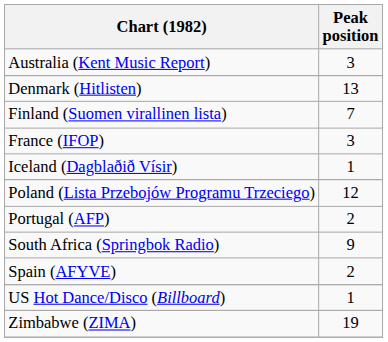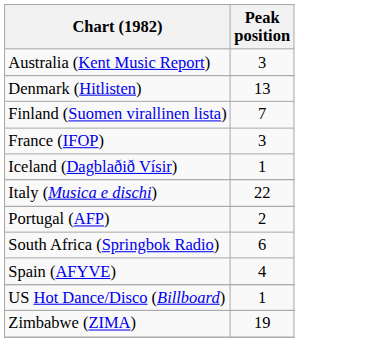+ row: (83, 192)
- row: (162, 192)
(351, 245) 9 -> (262, 245) 6
(351, 271) 2 -> (262, 271) 4
